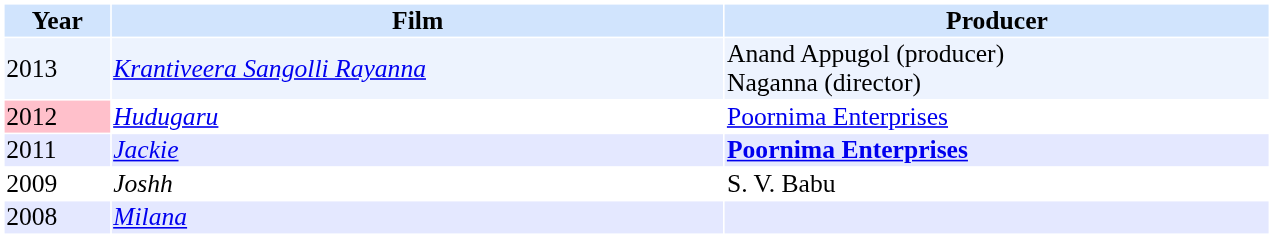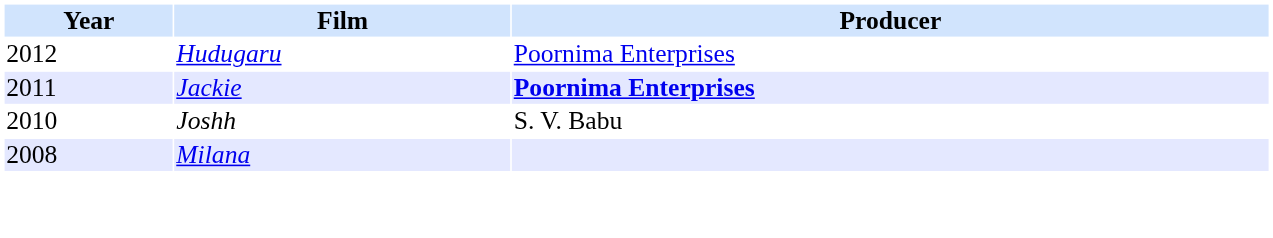- row: (270, 68)
(32, 116) pink background -> (32, 53) no background
(32, 183) 2009 -> (32, 121) 2010
